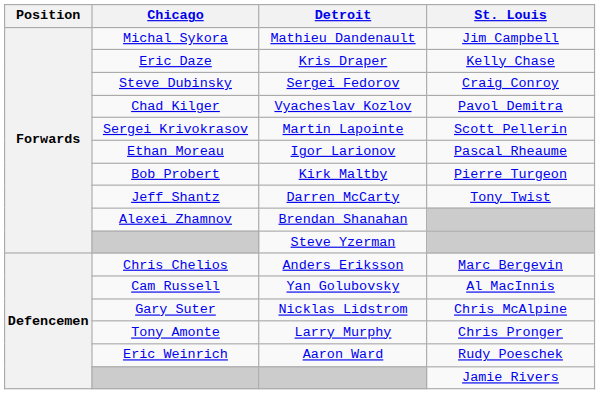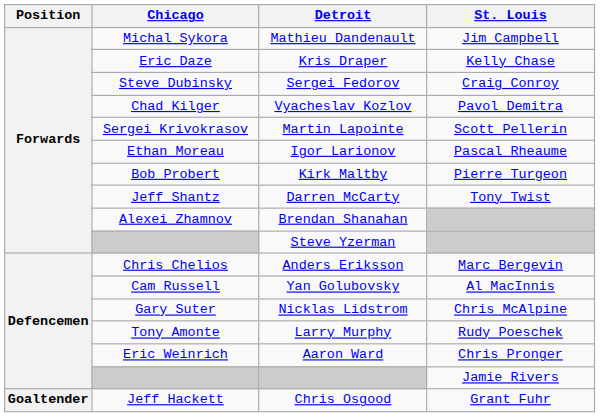(511, 332) Chris Pronger -> (511, 332) Rudy Poeschek
(511, 355) Rudy Poeschek -> (511, 355) Chris Pronger
+ row: (343, 400)
